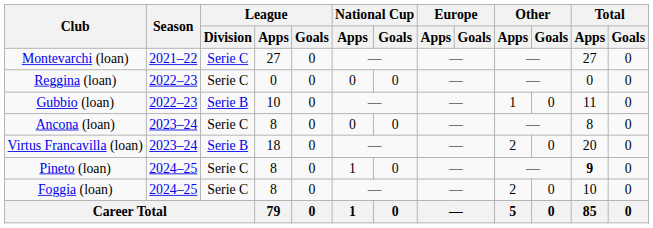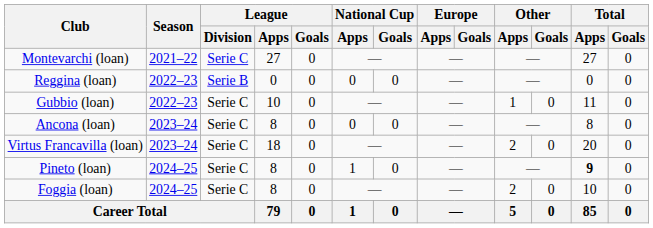(228, 80) Serie C -> (228, 80) Serie B
(228, 102) Serie B -> (228, 102) Serie C
(228, 146) Serie B -> (228, 146) Serie C
